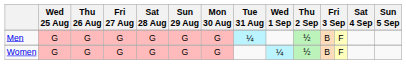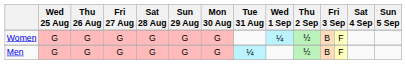rows swapped: (15, 37) <-> (22, 52)
